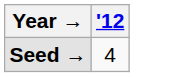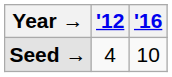+ column: (148, 21)
